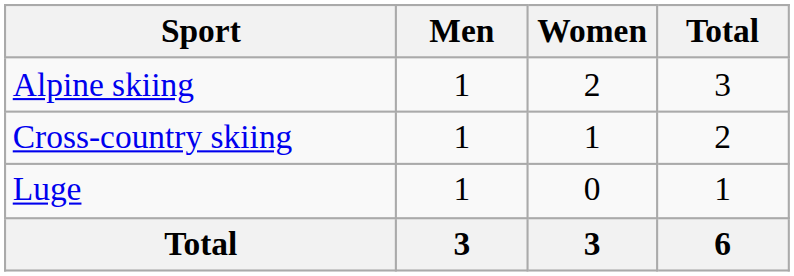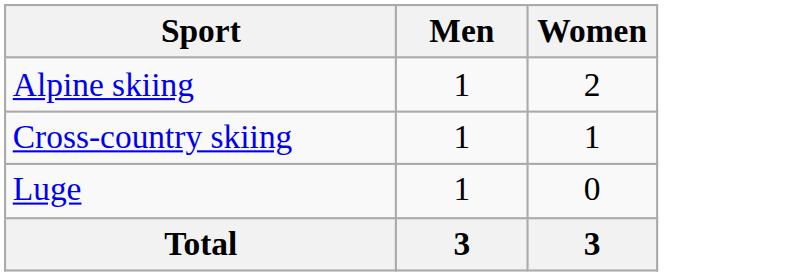- column: (723, 31)
